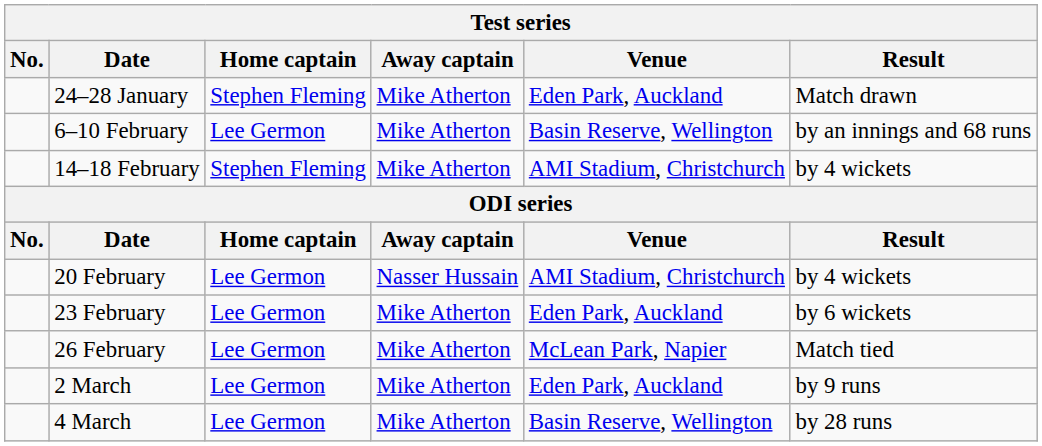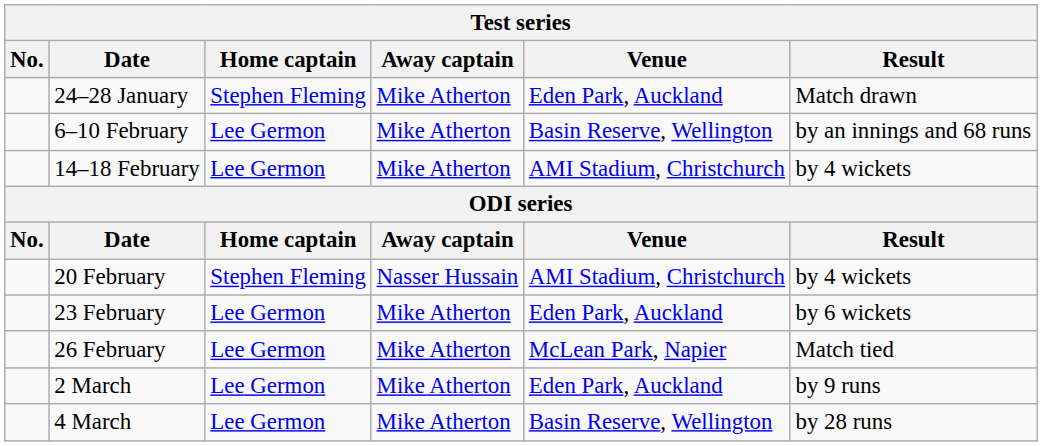(288, 167) Stephen Fleming -> (268, 167) Lee Germon
(268, 276) Lee Germon -> (288, 276) Stephen Fleming
